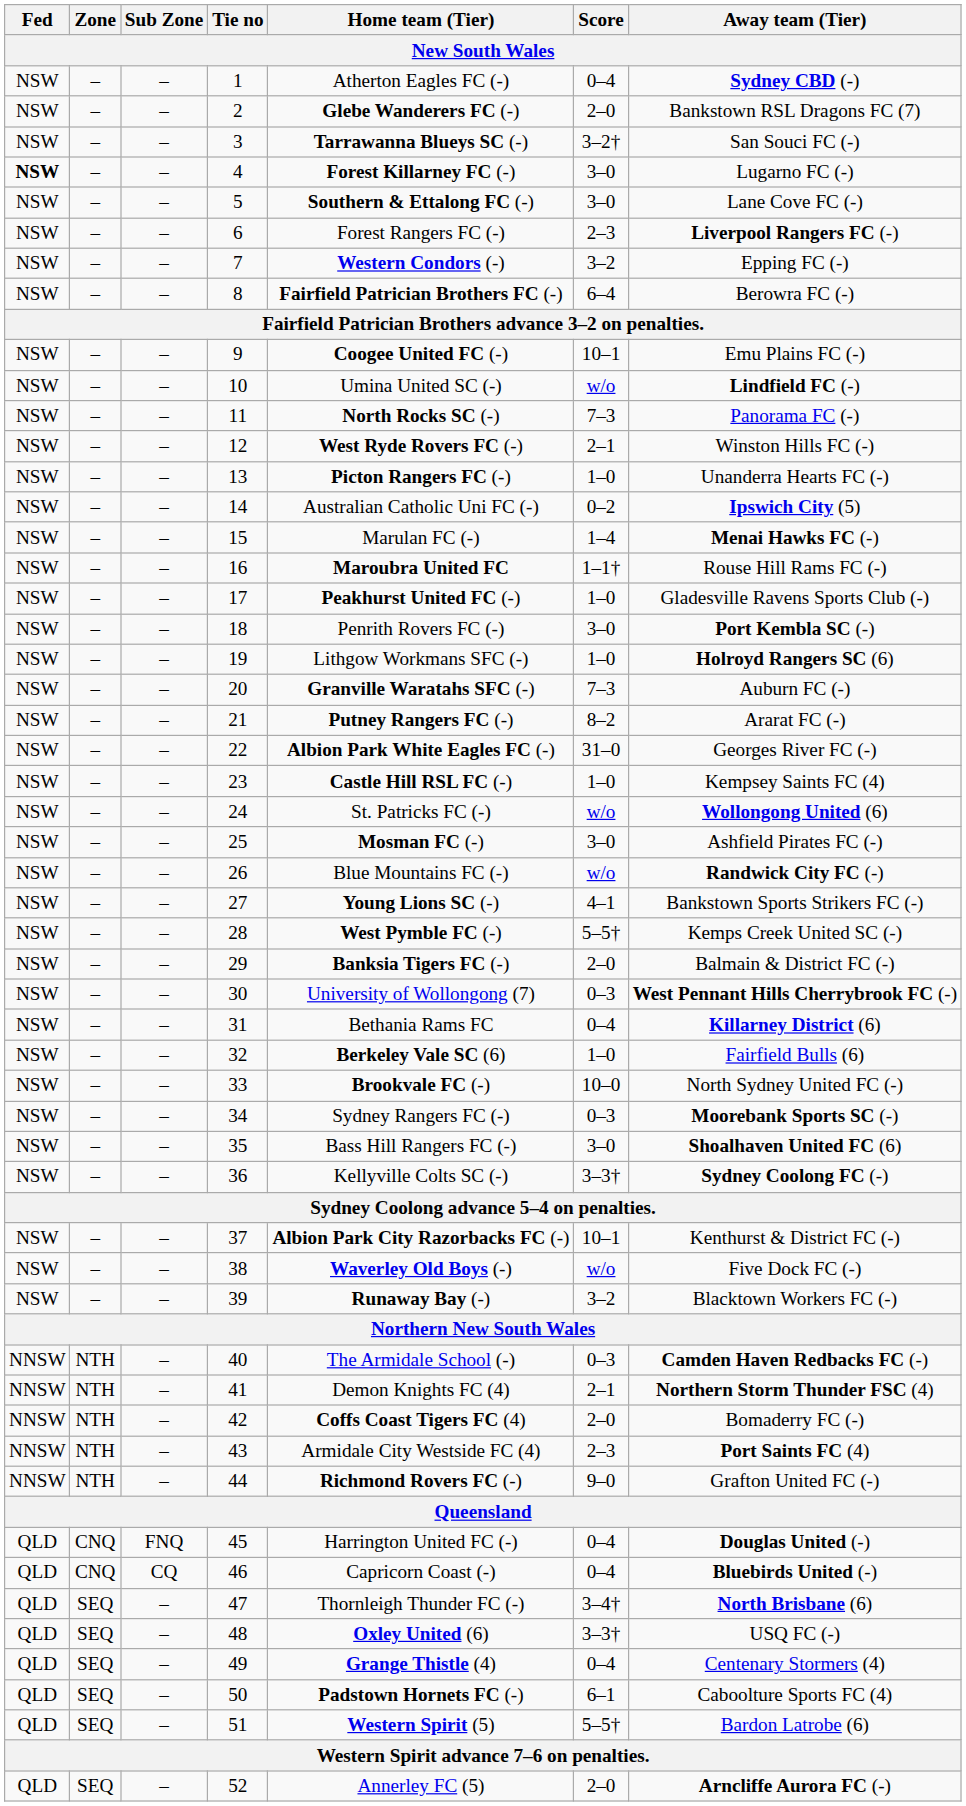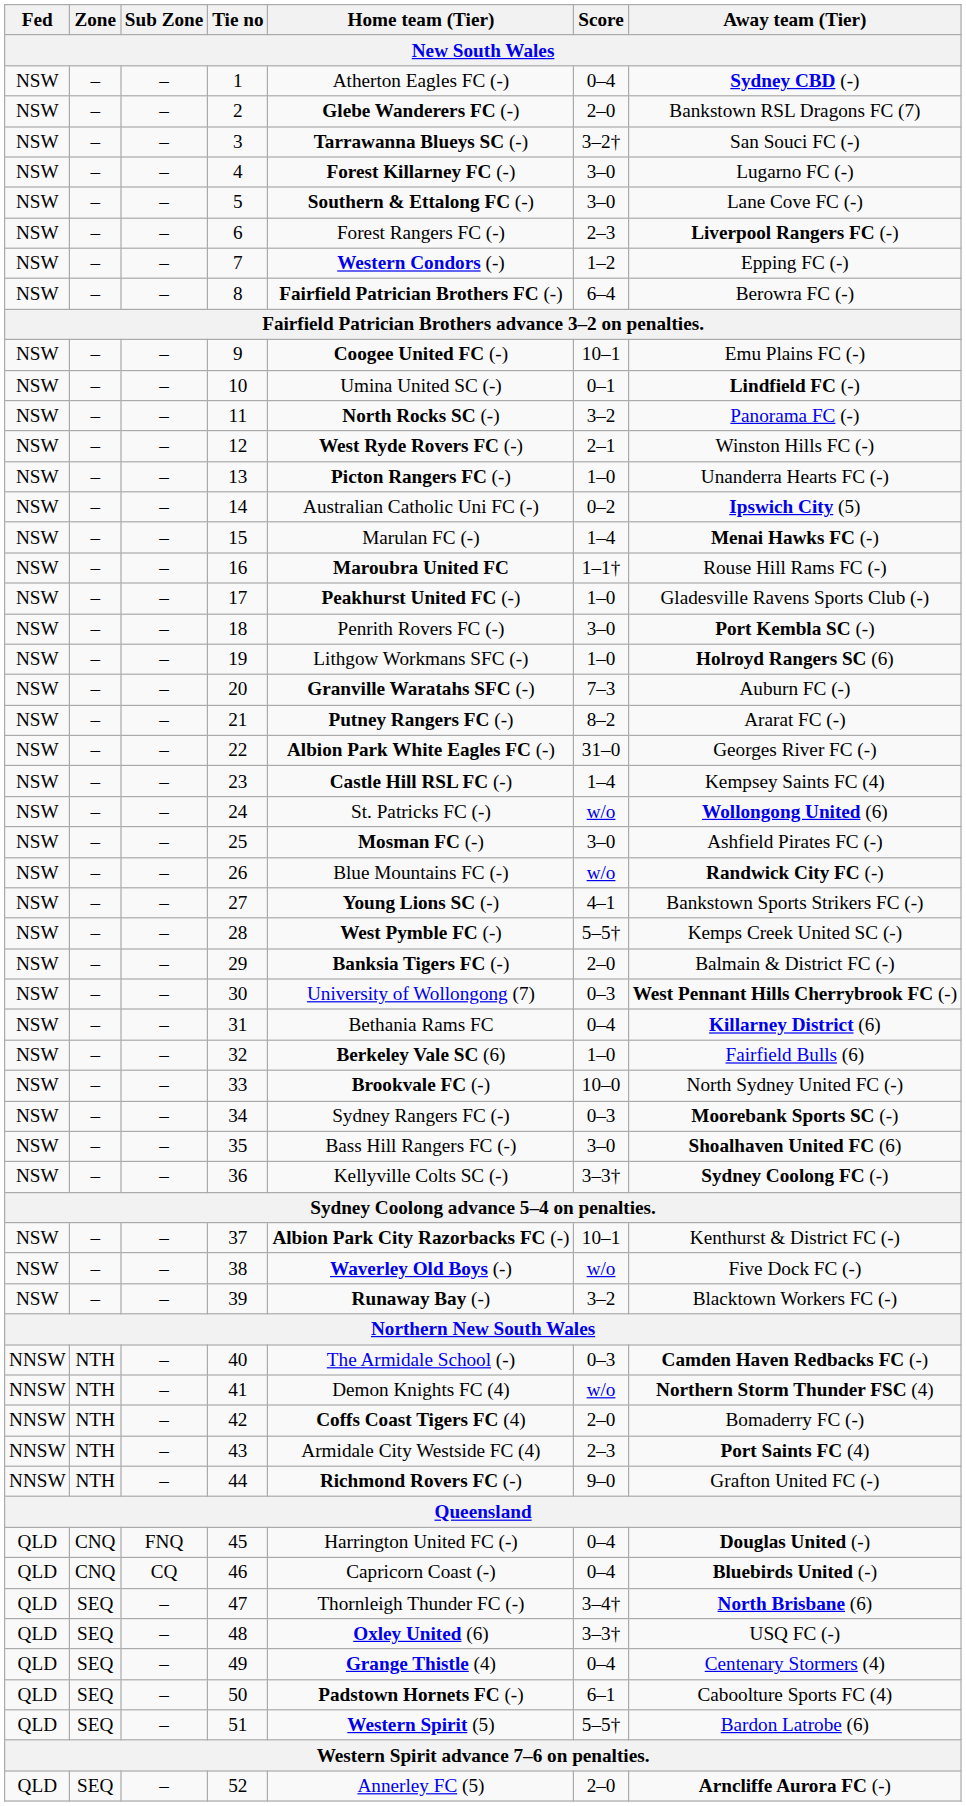(37, 171) bold -> (37, 171) normal
(601, 263) 3–2 -> (601, 263) 1–2
(601, 385) w/o -> (601, 385) 0–1
(601, 415) 7–3 -> (601, 415) 3–2
(601, 780) 1–0 -> (601, 780) 1–4
(601, 1389) 2–1 -> (601, 1389) w/o
